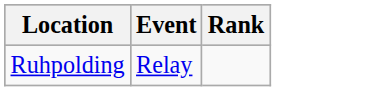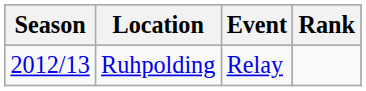+ column: (50, 24)
